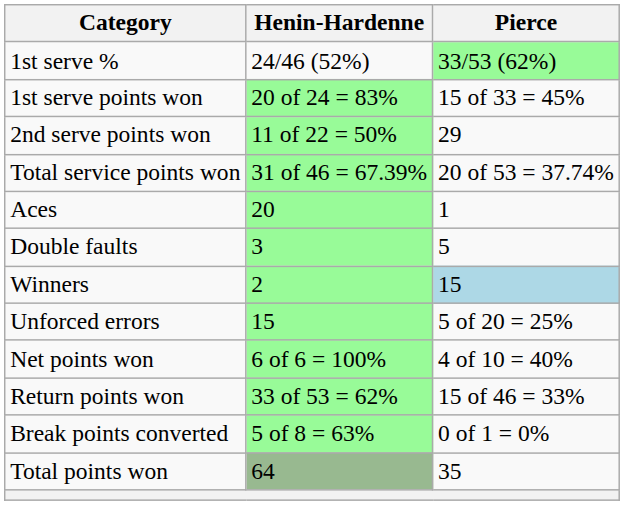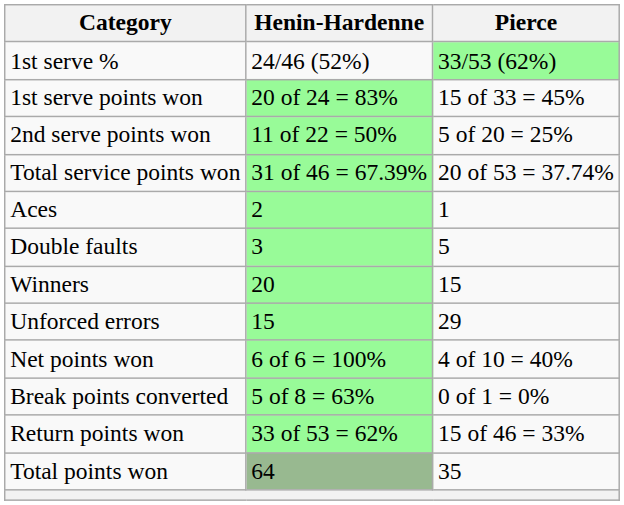(450, 135) 29 -> (505, 135) 5 of 20 = 25%
(263, 209) 20 -> (257, 209) 2
(257, 284) 2 -> (263, 284) 20
(450, 284) lightblue background -> (450, 284) no background
(505, 321) 5 of 20 = 25% -> (450, 321) 29
rows swapped: (119, 433) <-> (97, 396)
